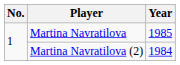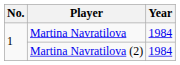(160, 32) 1985 -> (160, 32) 1984
